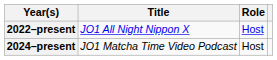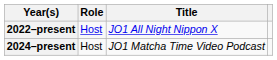columns swapped: (158, 13) <-> (253, 13)
